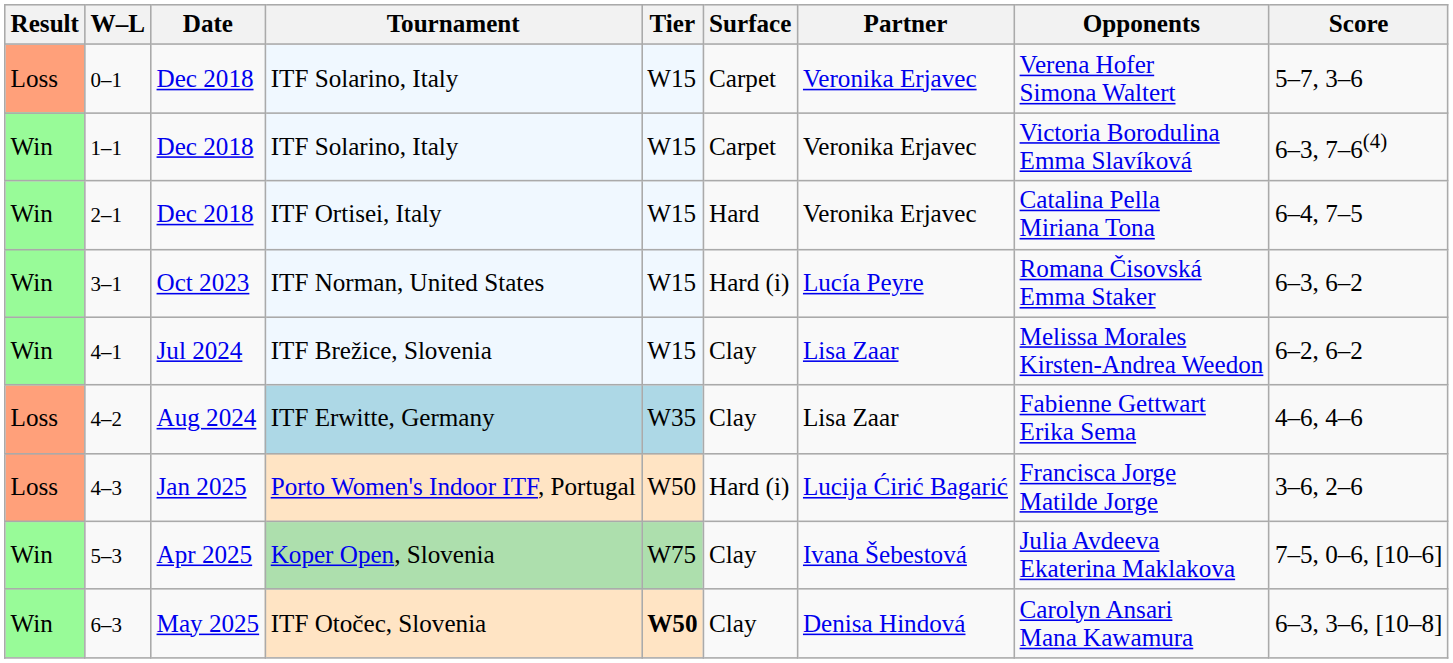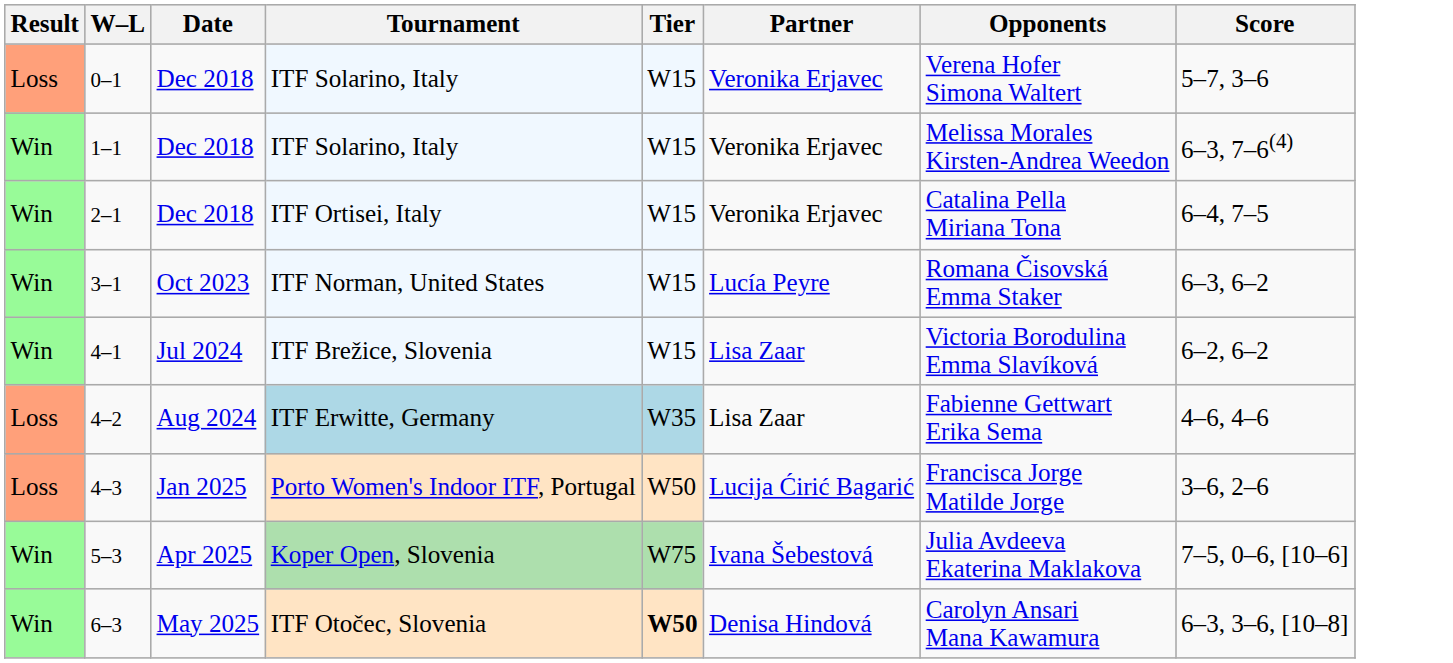- column: (750, 24)
(1120, 146) Victoria Borodulina Emma Slavíková -> (1048, 146) Melissa Morales Kirsten-Andrea Weedon
(1141, 350) Melissa Morales Kirsten-Andrea Weedon -> (1026, 350) Victoria Borodulina Emma Slavíková
